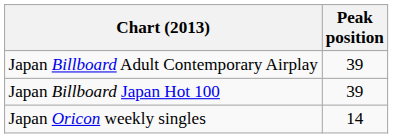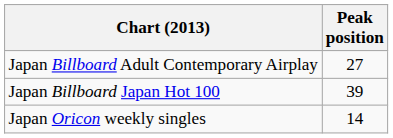(355, 64) 39 -> (355, 64) 27
